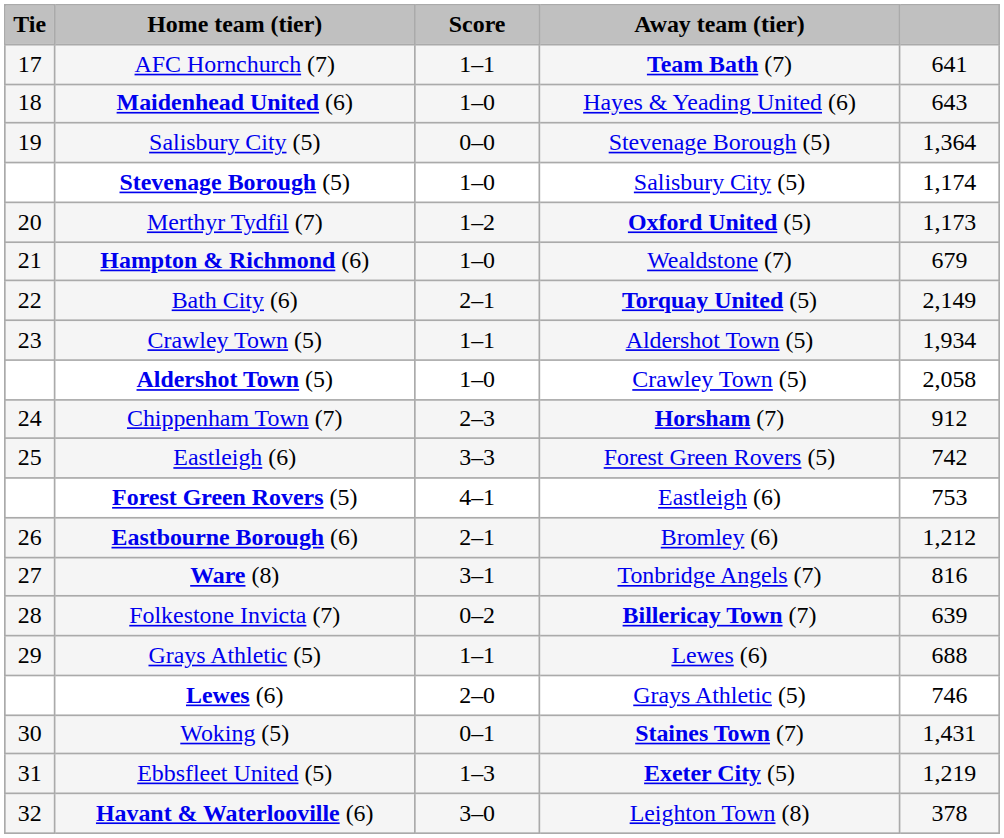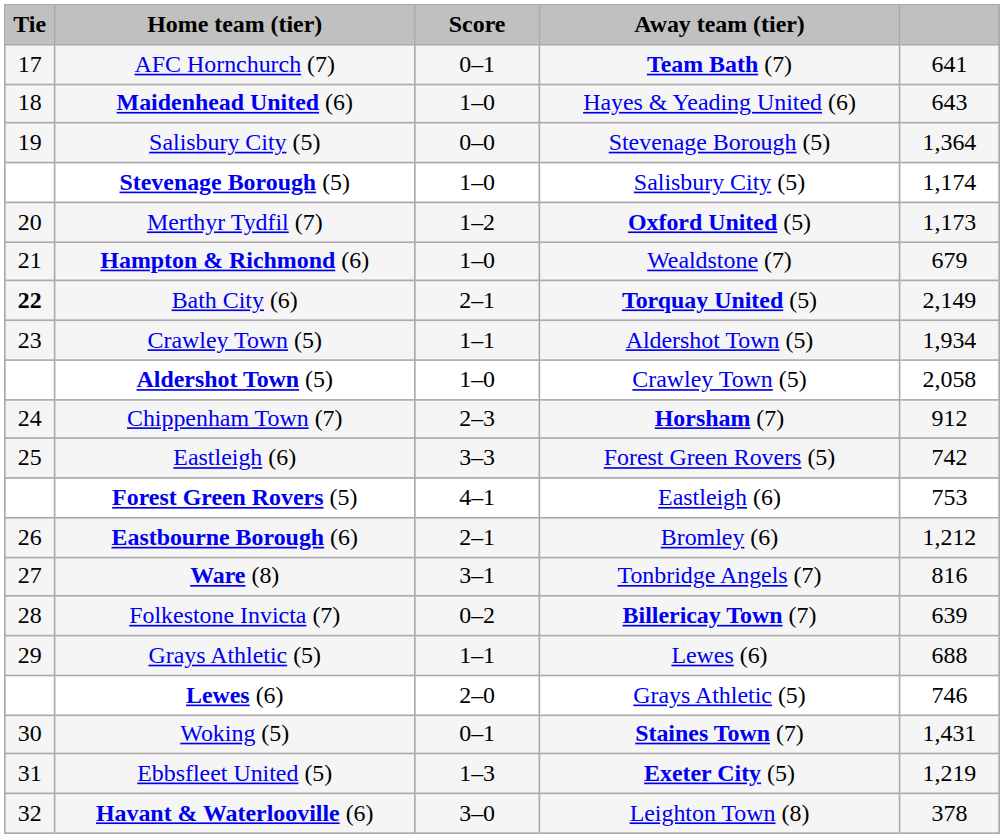(477, 64) 1–1 -> (477, 64) 0–1
(30, 300) normal -> (30, 300) bold
